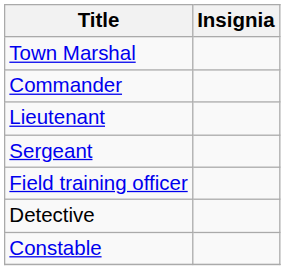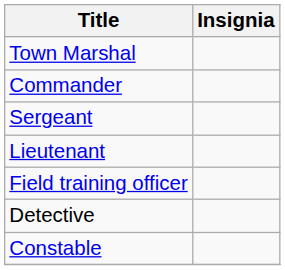rows swapped: (57, 118) <-> (51, 150)
